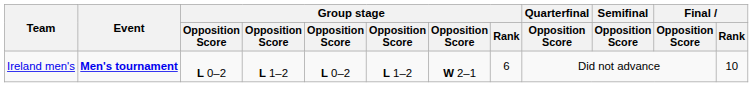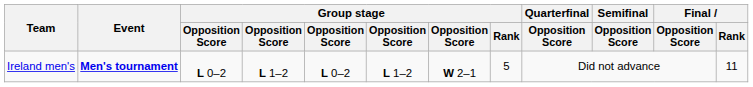(506, 67) 6 -> (506, 67) 5
(732, 67) 10 -> (732, 67) 11
